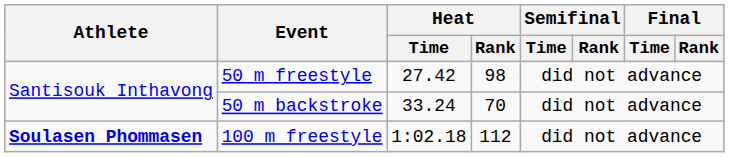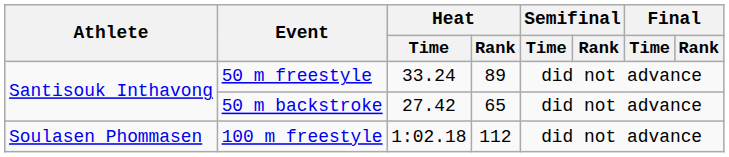(429, 76) 27.42 -> (429, 76) 33.24
(495, 76) 98 -> (495, 76) 89
(429, 106) 33.24 -> (429, 106) 27.42
(495, 106) 70 -> (495, 106) 65
(106, 136) bold -> (106, 136) normal
